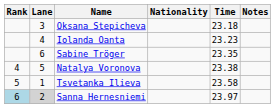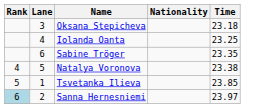- column: (255, 11)
(225, 40) 23.23 -> (225, 40) 23.25
(225, 82) 23.58 -> (225, 82) 23.85
(42, 97) lightgrey background -> (42, 97) no background
